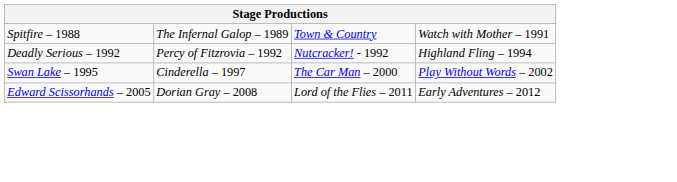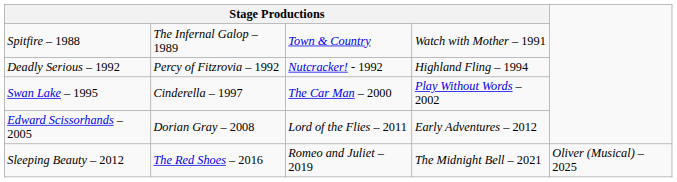+ row: (66, 160)
